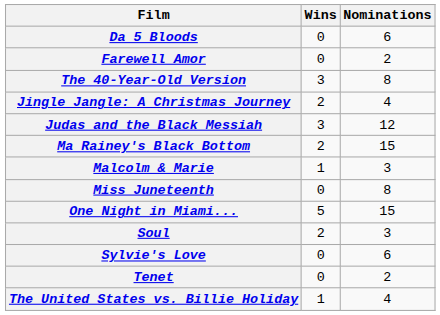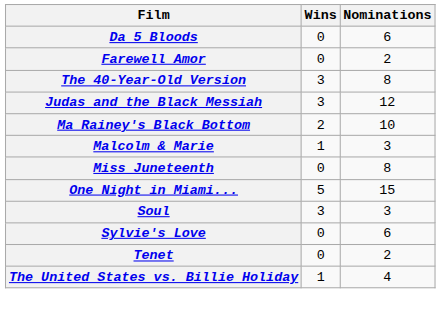- row: (154, 103)
(387, 146) 15 -> (387, 125) 10
(321, 234) 2 -> (321, 212) 3
